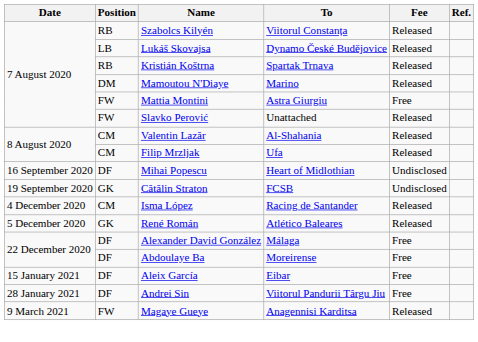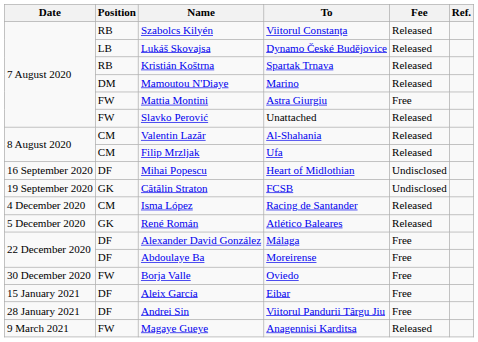+ row: (166, 275)
